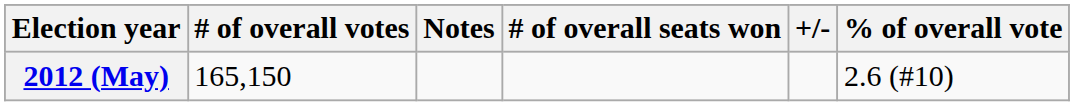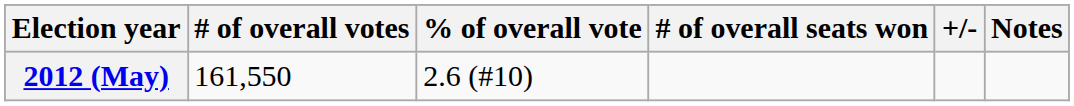columns swapped: (953, 28) <-> (459, 28)
(243, 75) 165,150 -> (243, 75) 161,550
